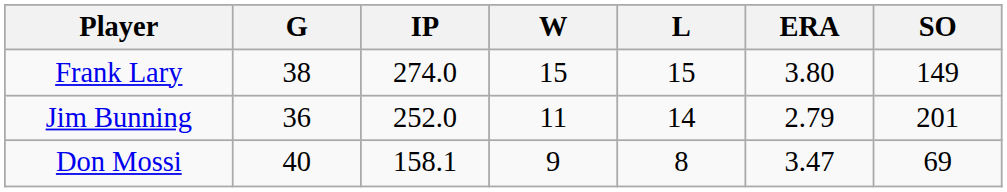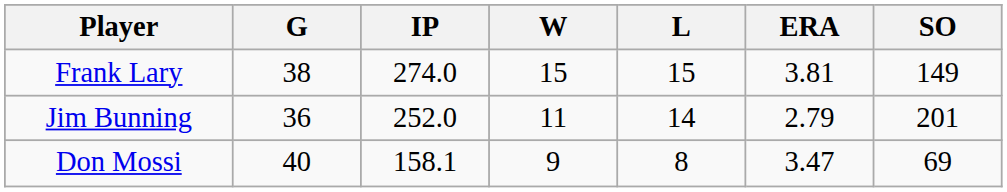(809, 72) 3.80 -> (809, 72) 3.81
